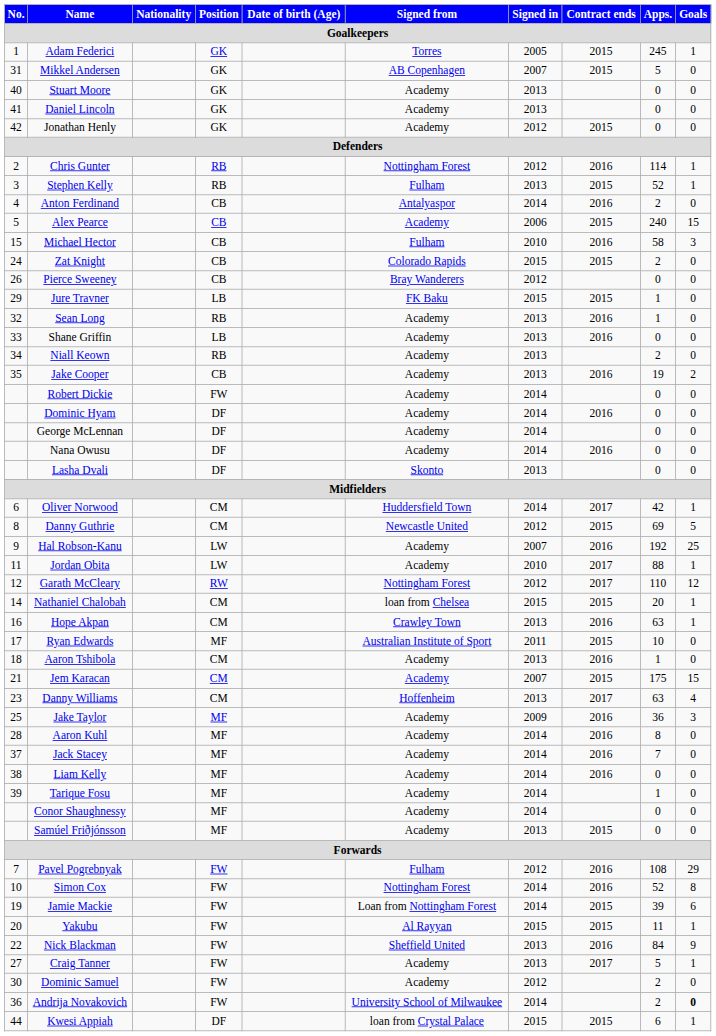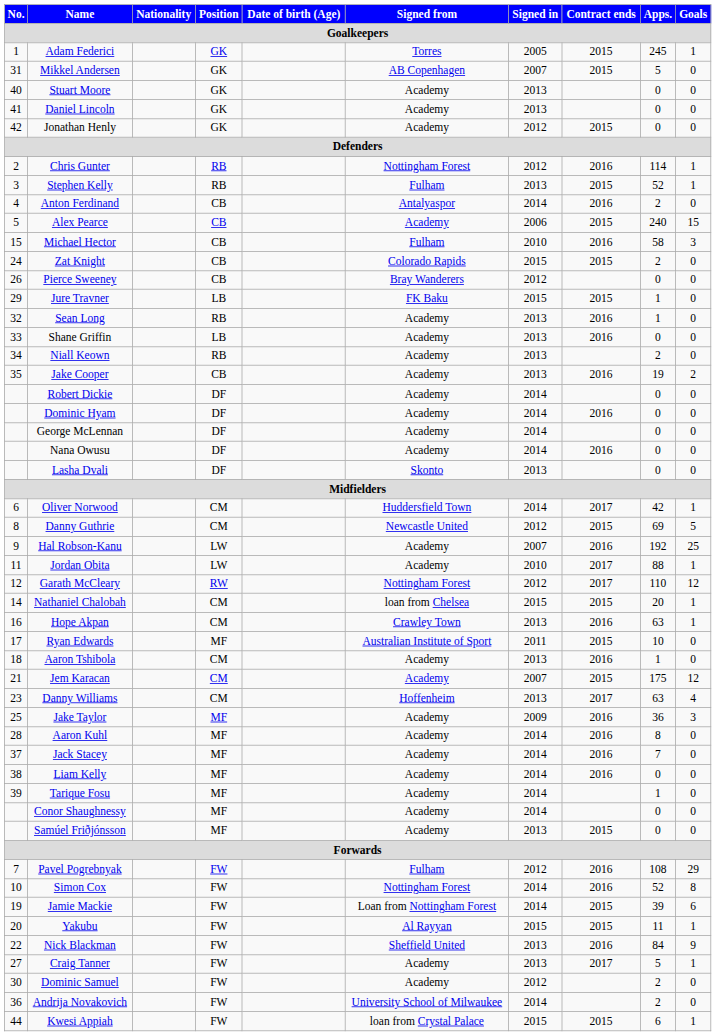(219, 394) FW -> (219, 394) DF
(693, 679) 15 -> (693, 679) 12
(693, 1002) bold -> (693, 1002) normal
(219, 1021) DF -> (219, 1021) FW
